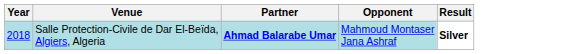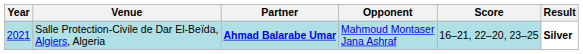+ column: (489, 13)
(19, 36) 2018 -> (19, 36) 2021
